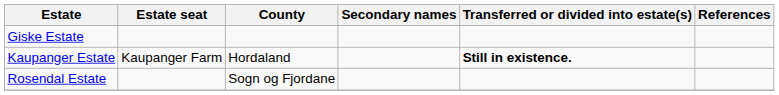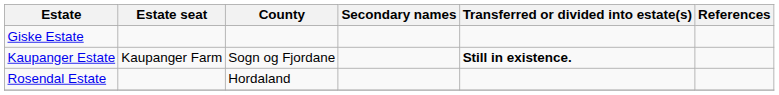(259, 57) Hordaland -> (282, 57) Sogn og Fjordane
(282, 79) Sogn og Fjordane -> (259, 79) Hordaland
